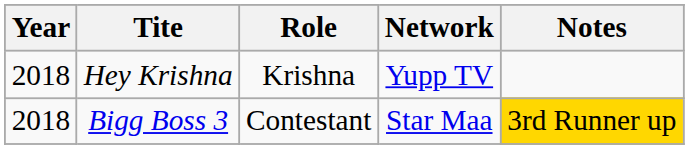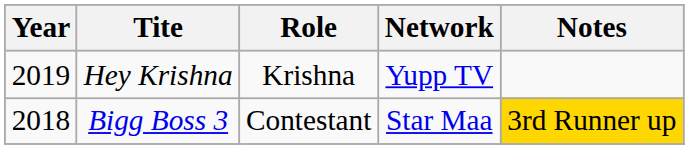(41, 74) 2018 -> (41, 74) 2019
